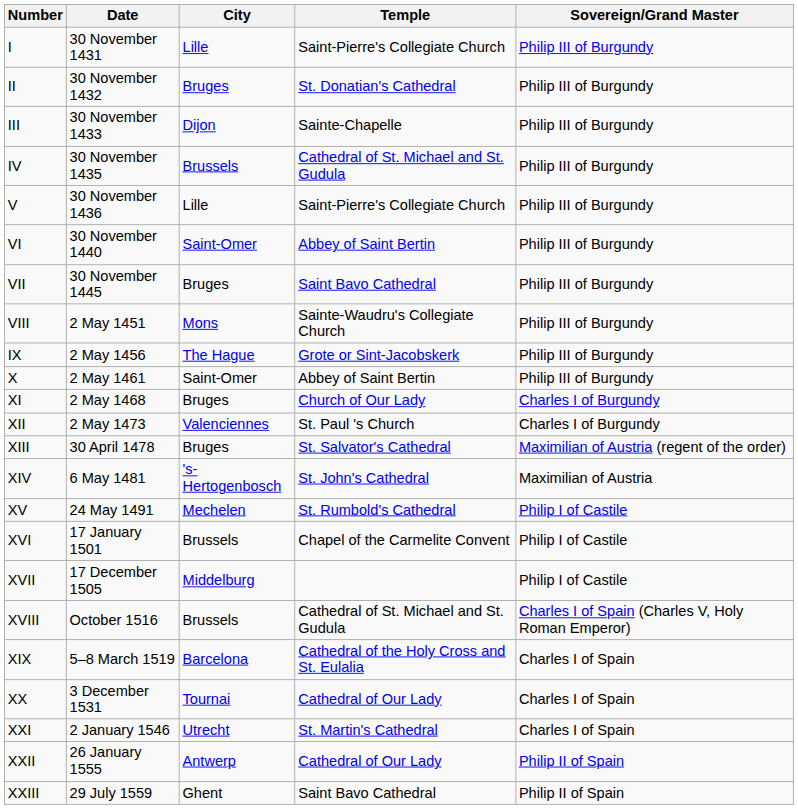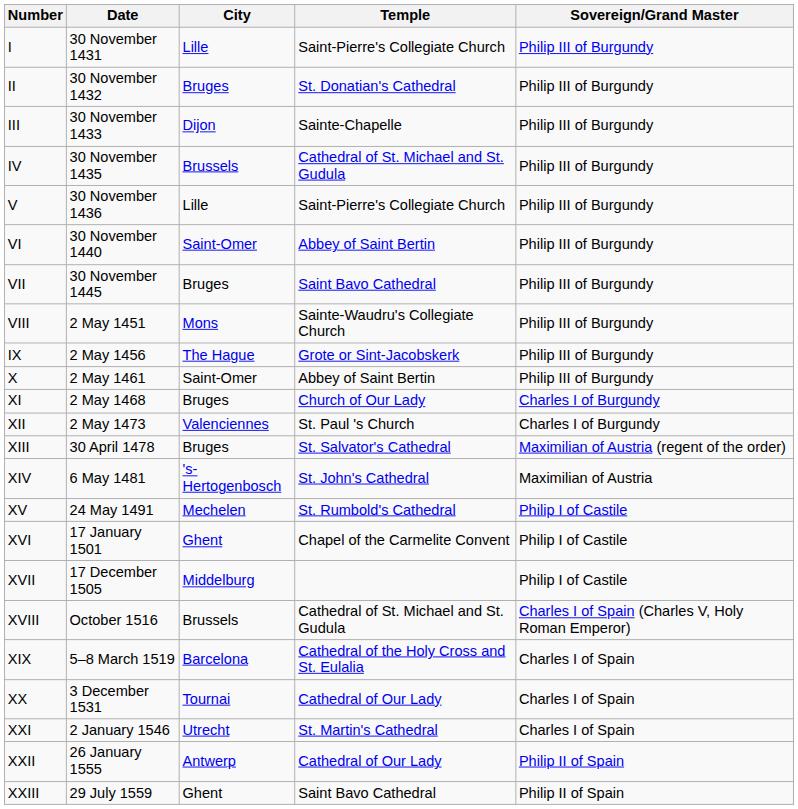(210, 541) Brussels -> (202, 541) Ghent
